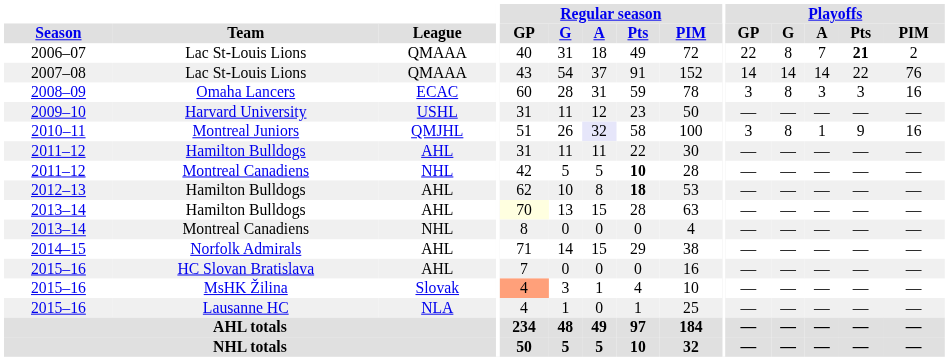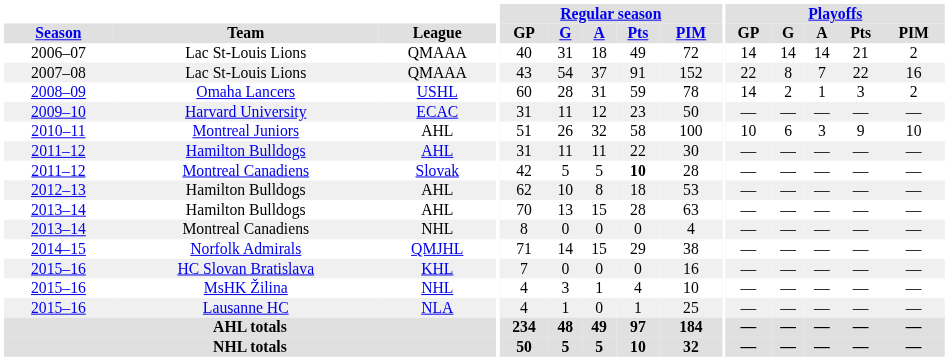(748, 53) 22 -> (748, 53) 14
(788, 53) 8 -> (788, 53) 14
(822, 53) 7 -> (822, 53) 14
(861, 53) bold -> (861, 53) normal
(748, 72) 14 -> (748, 72) 22
(788, 72) 14 -> (788, 72) 8
(822, 72) 14 -> (822, 72) 7
(914, 72) 76 -> (914, 72) 16
(437, 92) ECAC -> (437, 92) USHL
(748, 92) 3 -> (748, 92) 14
(788, 92) 8 -> (788, 92) 2
(822, 92) 3 -> (822, 92) 1
(914, 92) 16 -> (914, 92) 2
(437, 111) USHL -> (437, 111) ECAC
(437, 131) QMJHL -> (437, 131) AHL
(599, 131) lavender background -> (599, 131) no background
(748, 131) 3 -> (748, 131) 10
(788, 131) 8 -> (788, 131) 6
(822, 131) 1 -> (822, 131) 3
(914, 131) 16 -> (914, 131) 10
(437, 170) NHL -> (437, 170) Slovak
(638, 190) bold -> (638, 190) normal
(524, 209) lightyellow background -> (524, 209) no background
(437, 249) AHL -> (437, 249) QMJHL
(437, 268) AHL -> (437, 268) KHL
(437, 288) Slovak -> (437, 288) NHL
(524, 288) lightsalmon background -> (524, 288) no background
